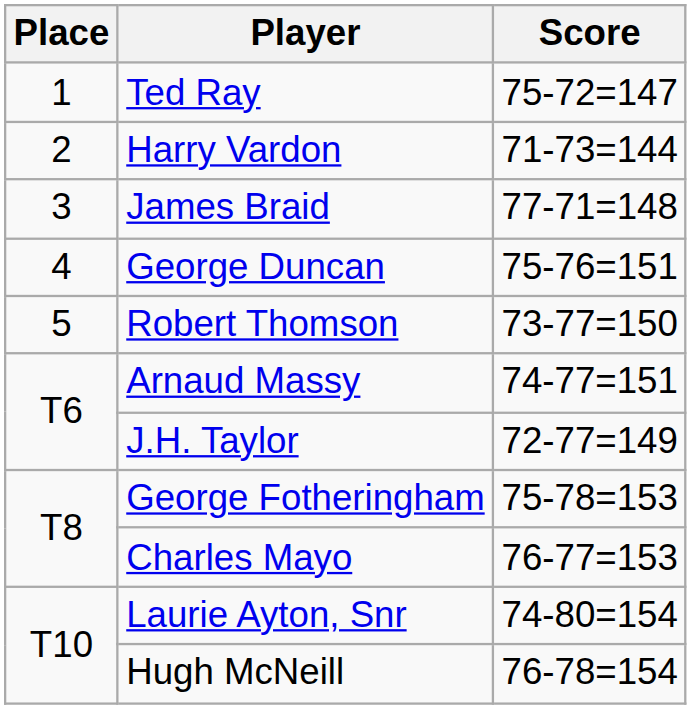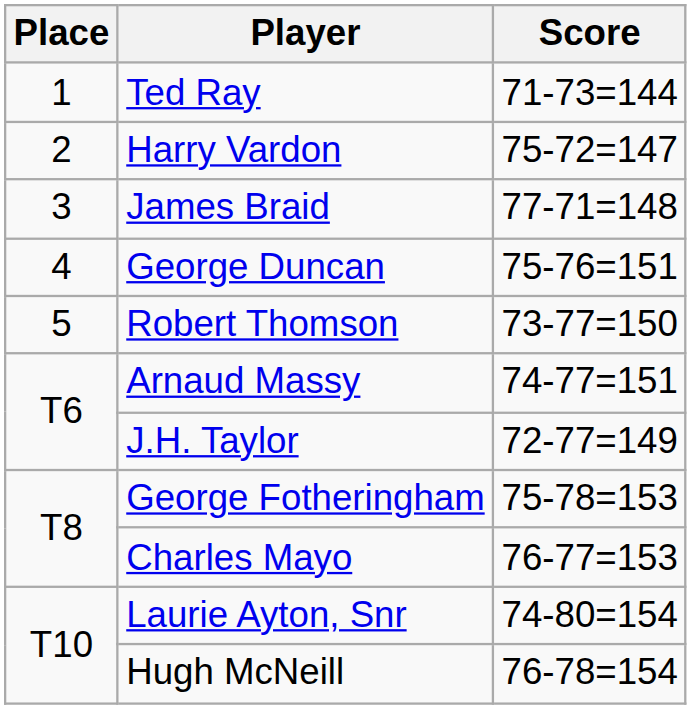(590, 91) 75-72=147 -> (590, 91) 71-73=144
(590, 149) 71-73=144 -> (590, 149) 75-72=147
